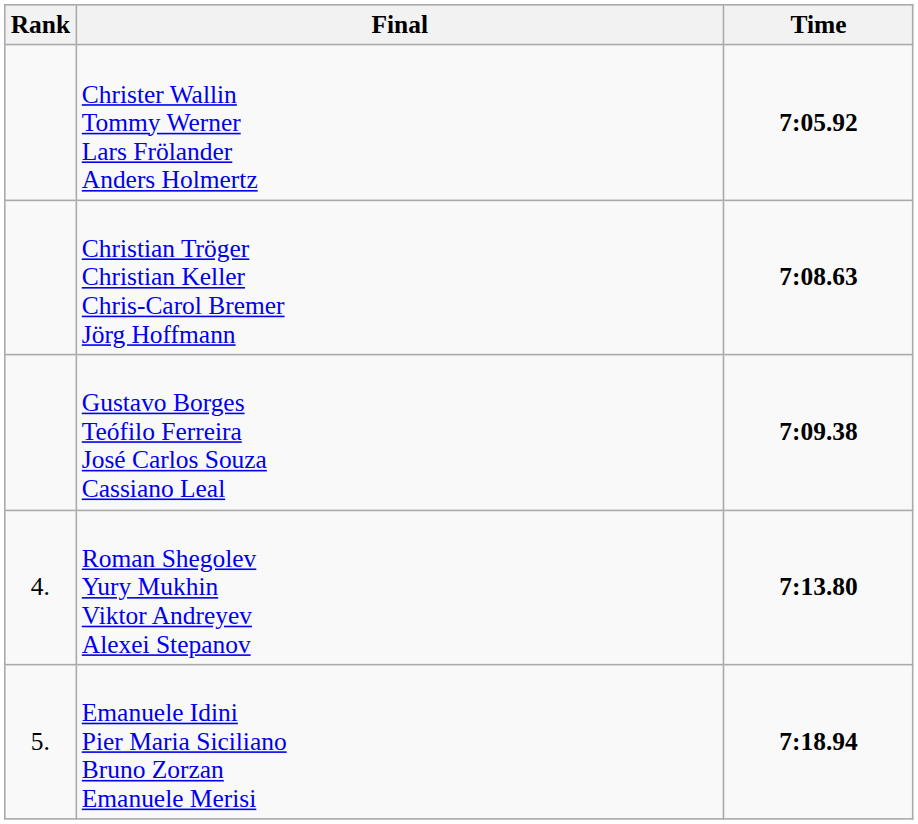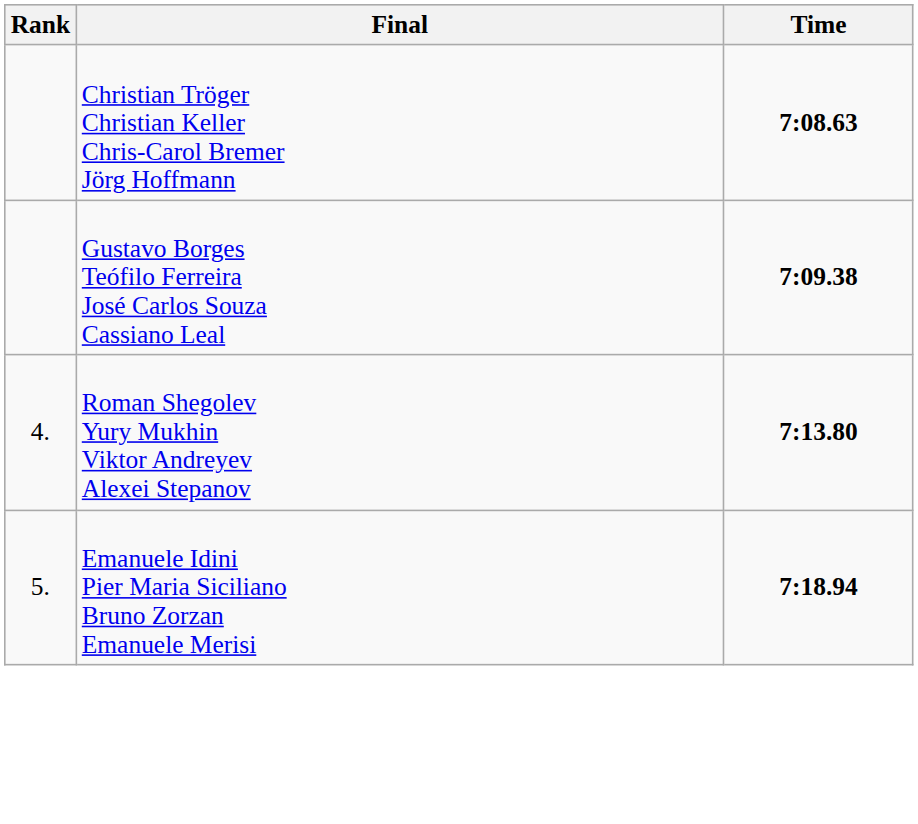- row: (170, 136)
